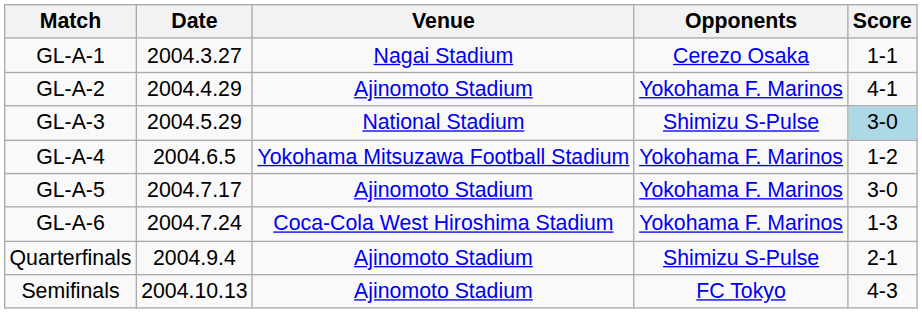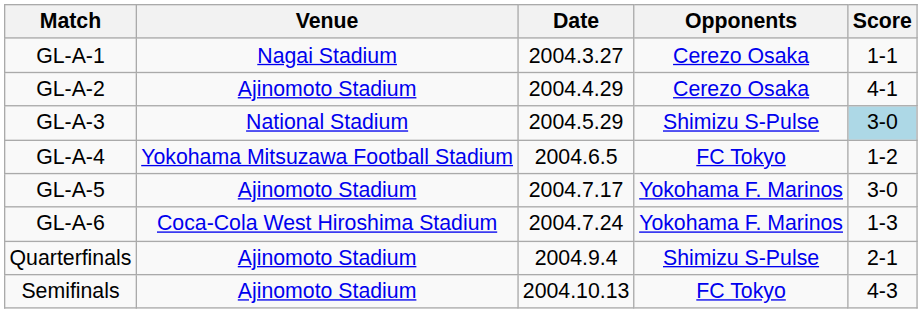columns swapped: (194, 21) <-> (443, 21)
(741, 88) Yokohama F. Marinos -> (741, 88) Cerezo Osaka
(741, 156) Yokohama F. Marinos -> (741, 156) FC Tokyo
